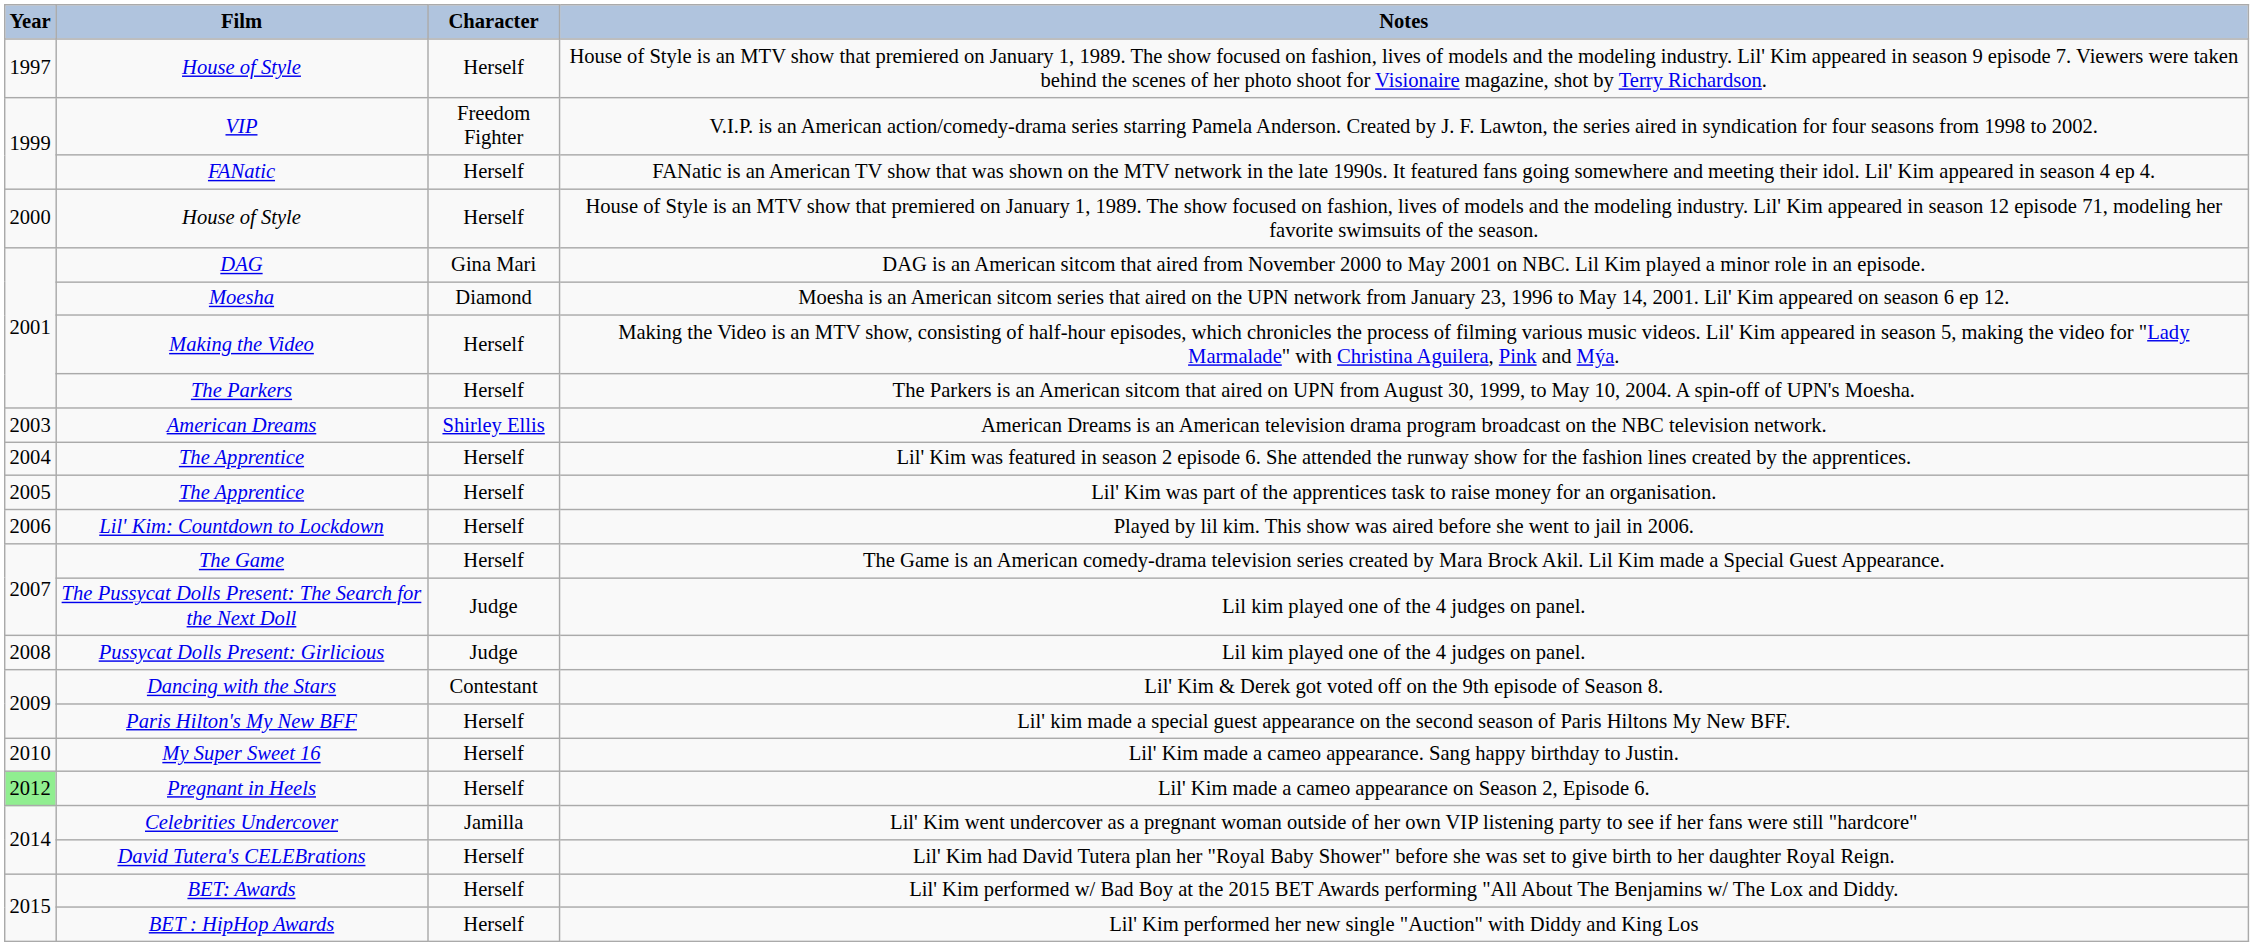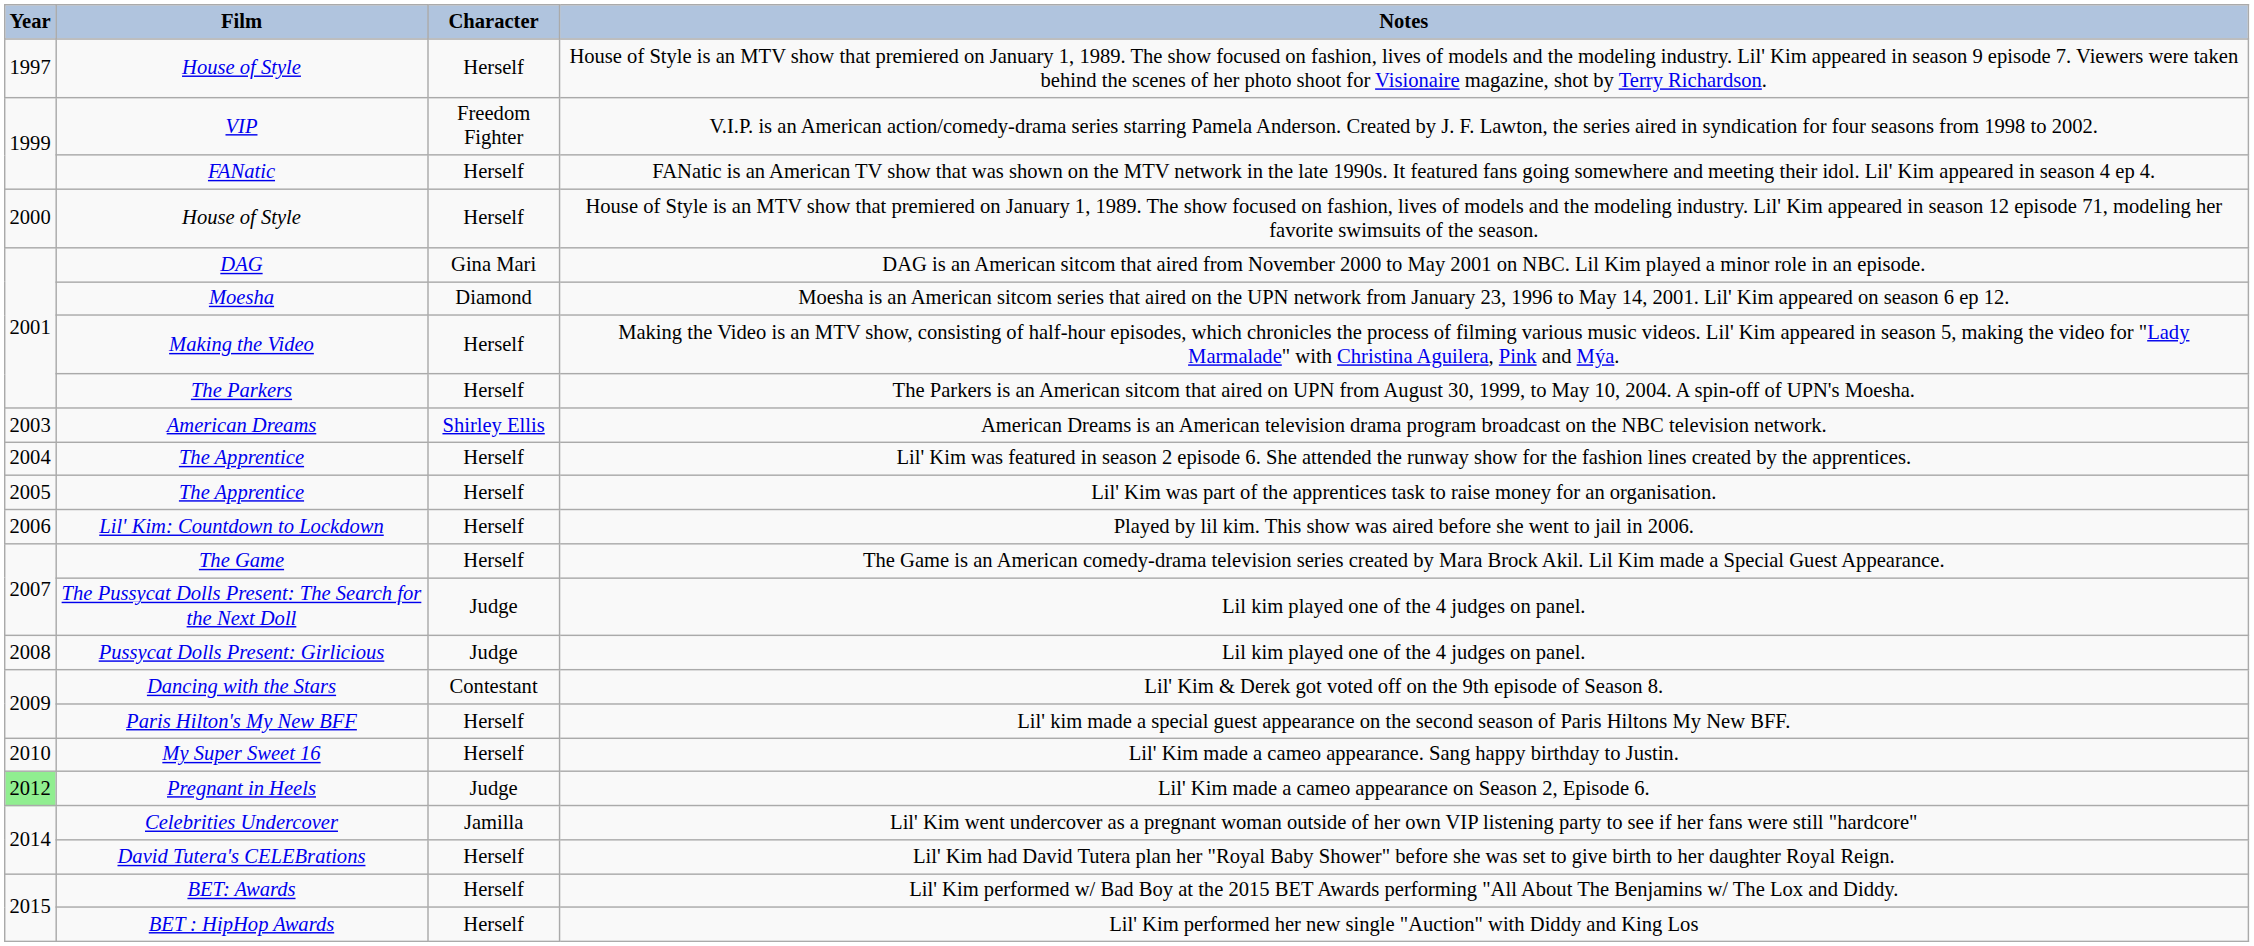(494, 788) Herself -> (494, 788) Judge
